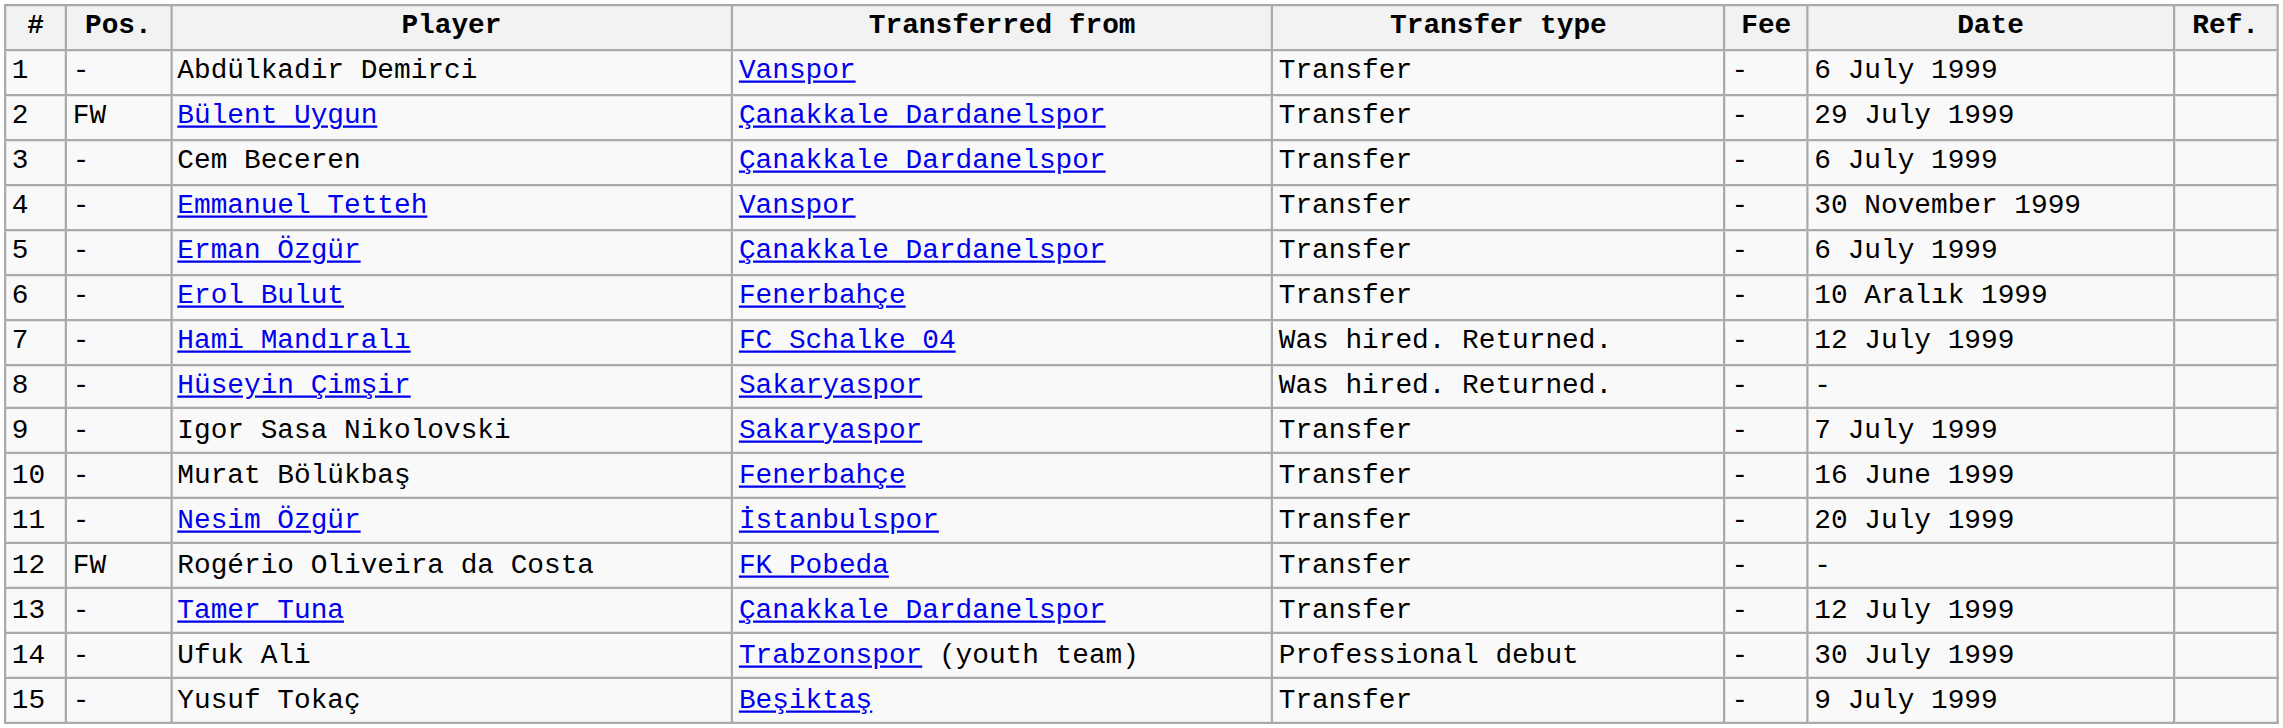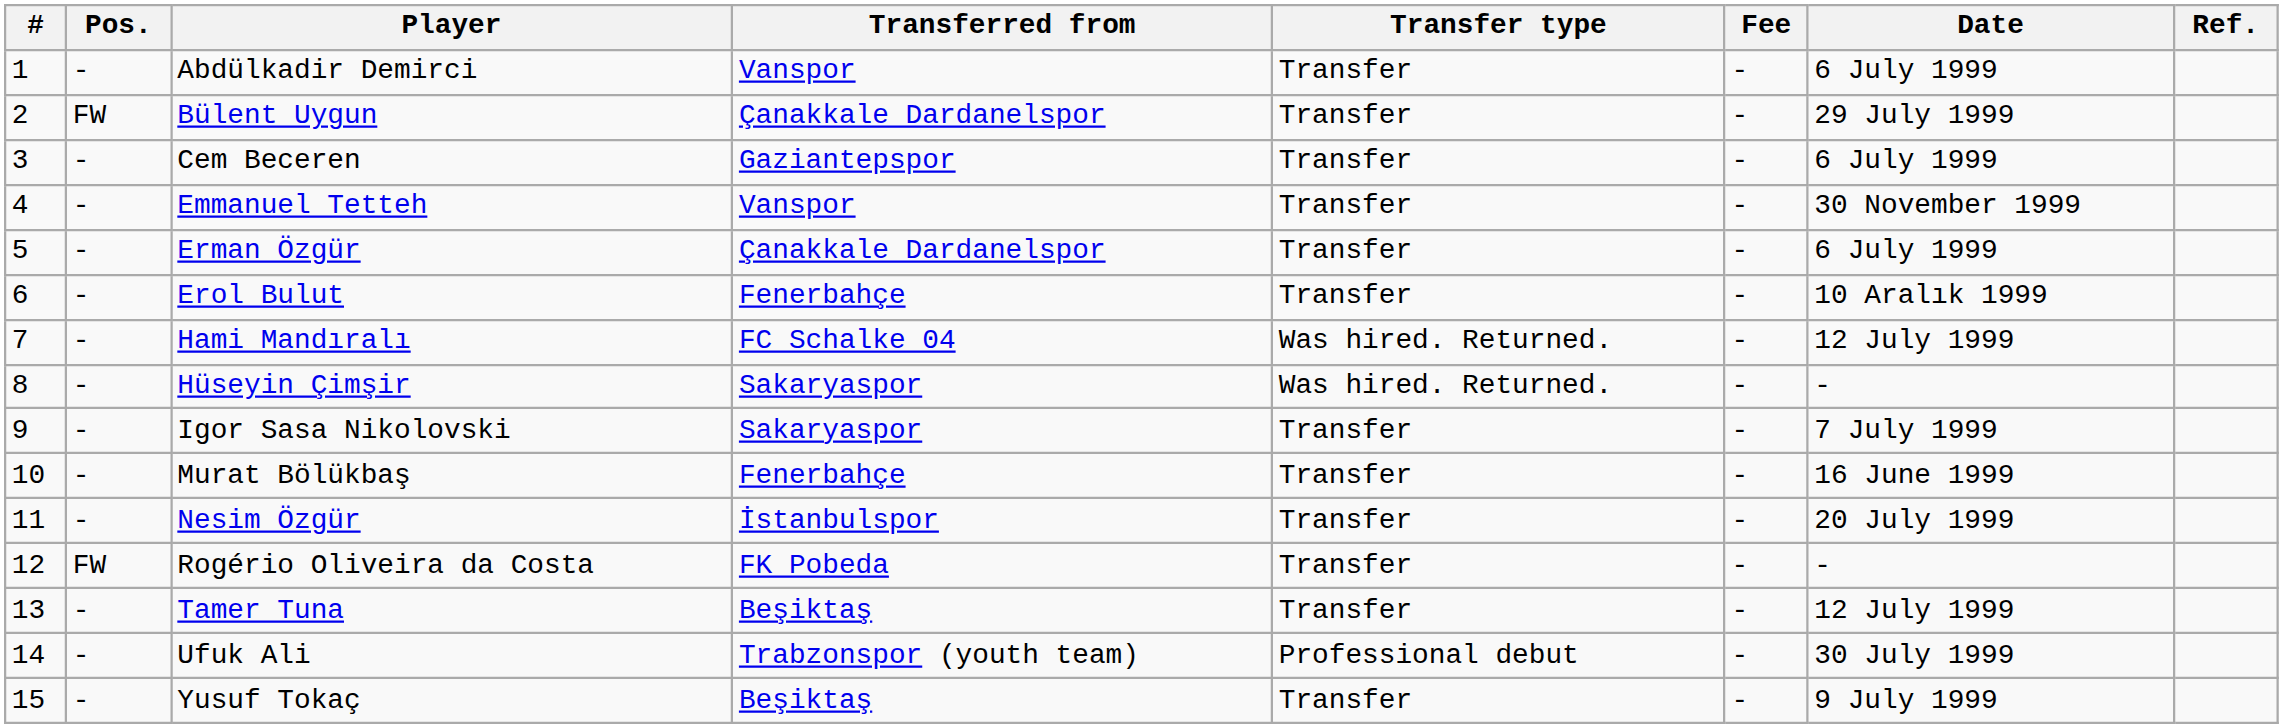(922, 162) Çanakkale Dardanelspor -> (847, 162) Gaziantepspor
(922, 611) Çanakkale Dardanelspor -> (806, 611) Beşiktaş
